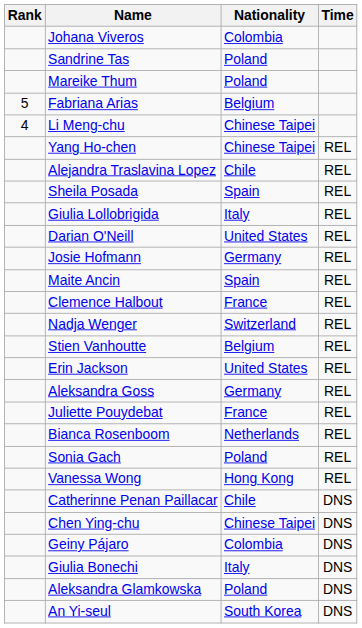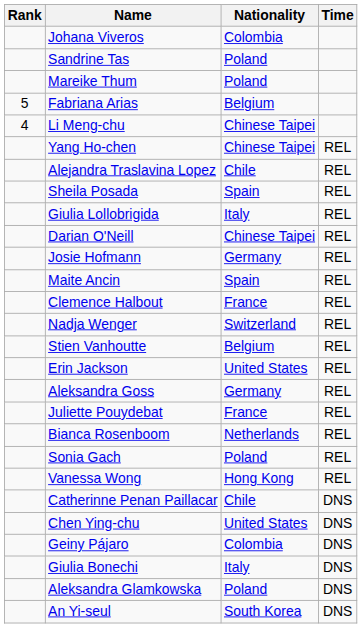(266, 236) United States -> (270, 236) Chinese Taipei
(270, 523) Chinese Taipei -> (266, 523) United States
